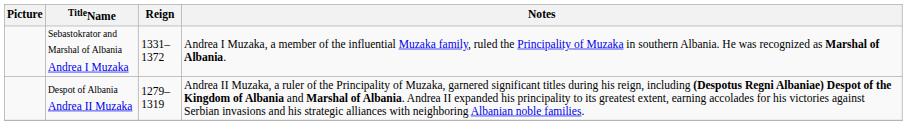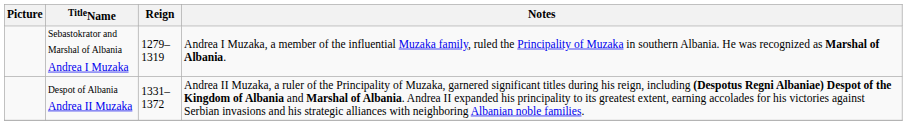(156, 51) 1331–1372 -> (156, 51) 1279–1319
(156, 98) 1279–1319 -> (156, 98) 1331–1372
